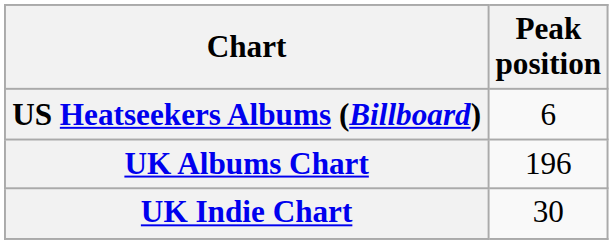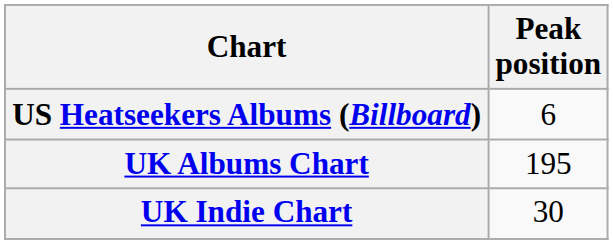(548, 163) 196 -> (548, 163) 195
